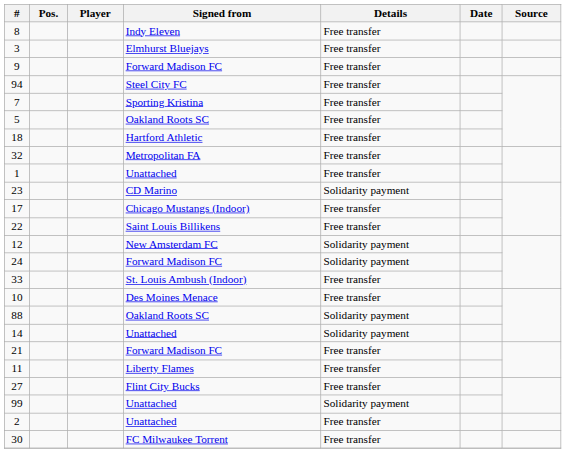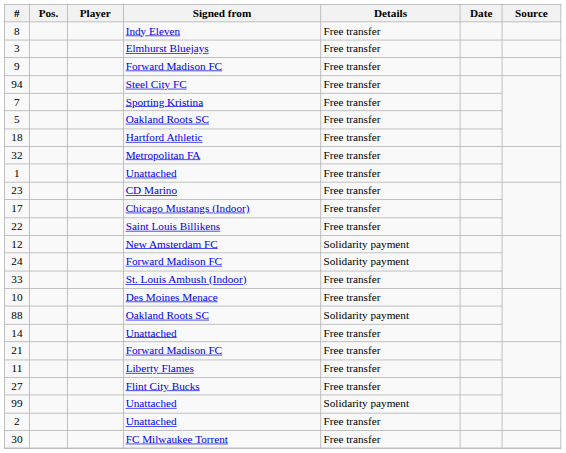(366, 191) Solidarity payment -> (352, 191) Free transfer
(366, 333) Solidarity payment -> (352, 333) Free transfer
